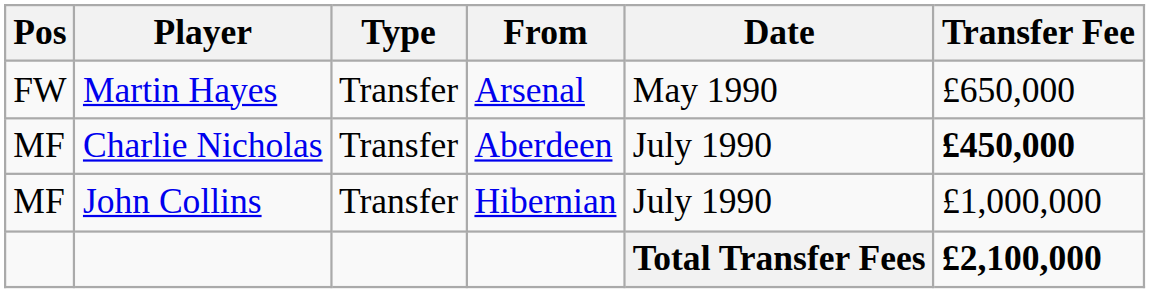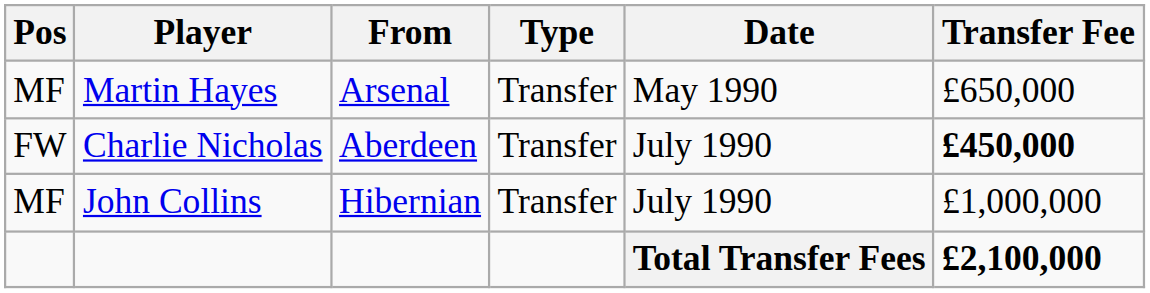columns swapped: (545, 32) <-> (399, 32)
(40, 88) FW -> (39, 88) MF
(39, 145) MF -> (40, 145) FW
